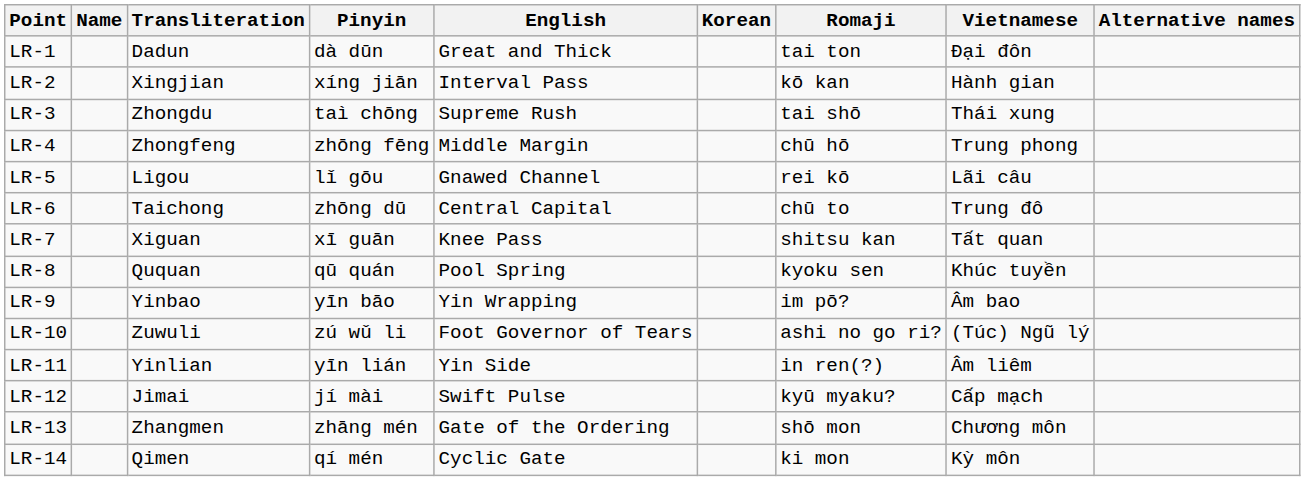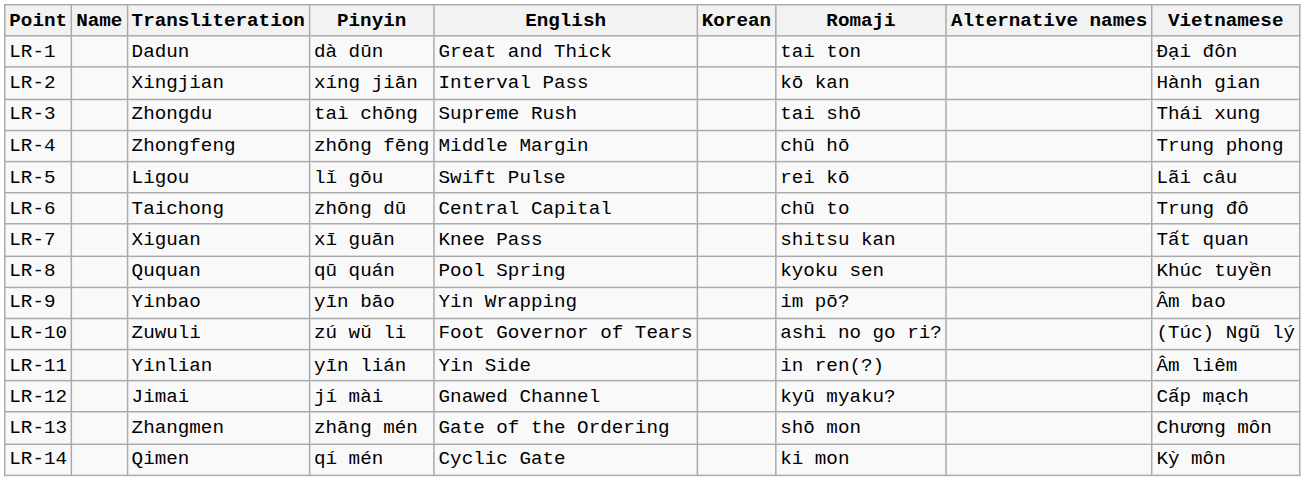columns swapped: (1020, 20) <-> (1197, 20)
(519, 177) Gnawed Channel -> (502, 177) Swift Pulse
(502, 397) Swift Pulse -> (519, 397) Gnawed Channel
